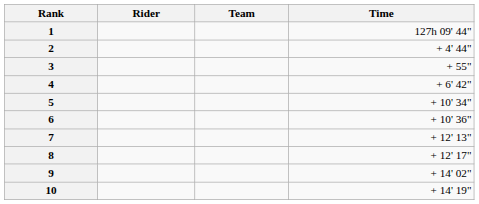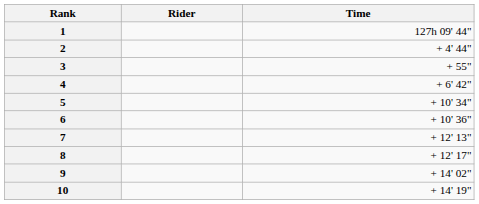- column: (242, 13)
